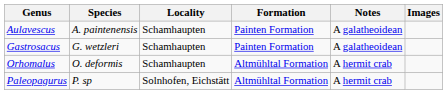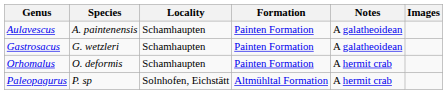(281, 64) Altmühltal Formation -> (274, 64) Painten Formation
